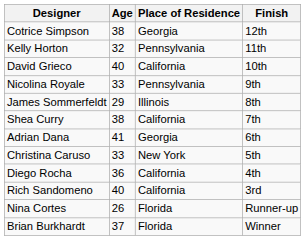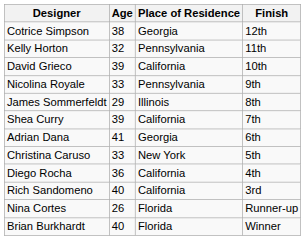(118, 66) 40 -> (118, 66) 39
(118, 119) 38 -> (118, 119) 39
(118, 226) 37 -> (118, 226) 40
